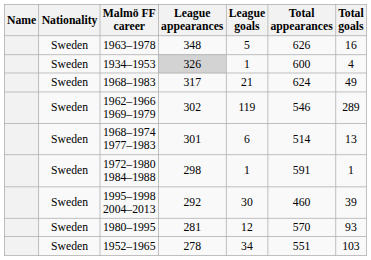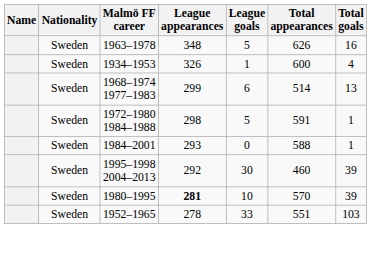(192, 63) lightgrey background -> (192, 63) no background
- row: (129, 82)
- row: (129, 107)
(192, 139) 301 -> (192, 89) 299
(247, 170) 1 -> (247, 120) 5
+ row: (129, 145)
(192, 227) normal -> (192, 195) bold
(247, 227) 12 -> (247, 195) 10
(351, 227) 93 -> (351, 195) 39
(247, 246) 34 -> (247, 214) 33
